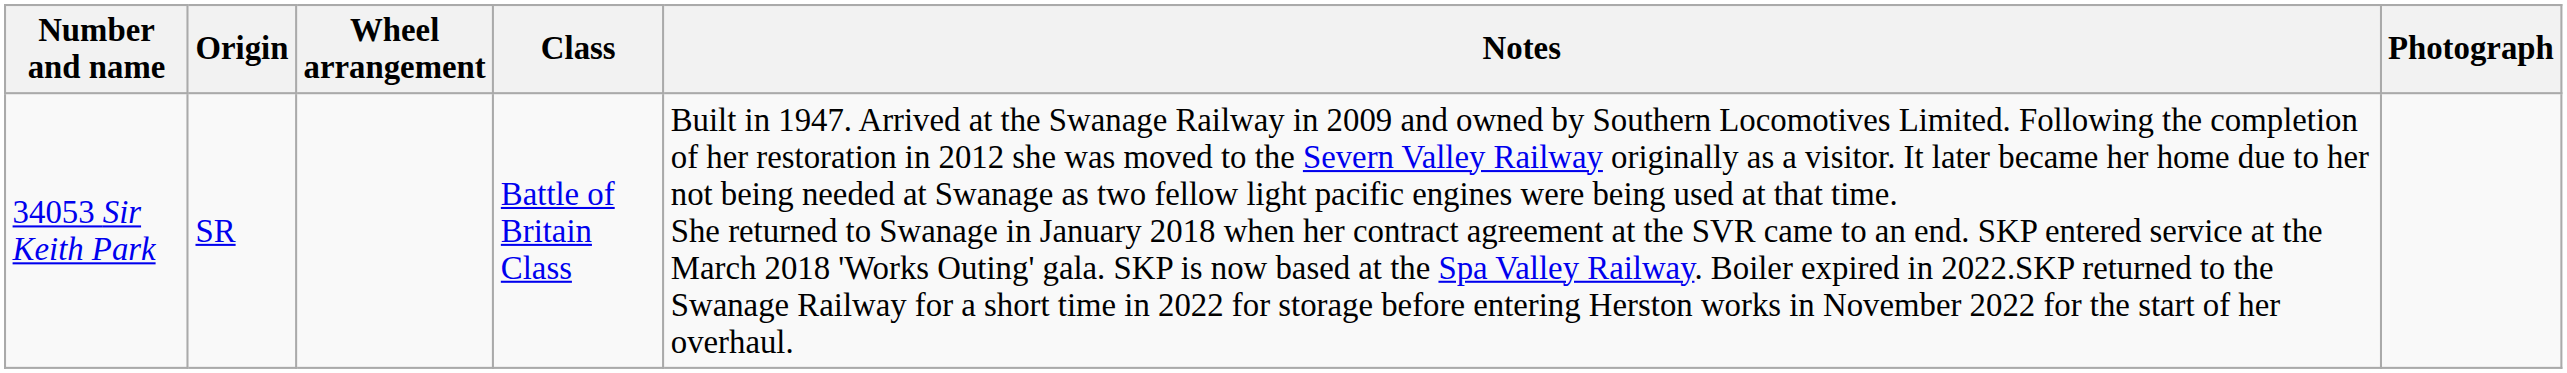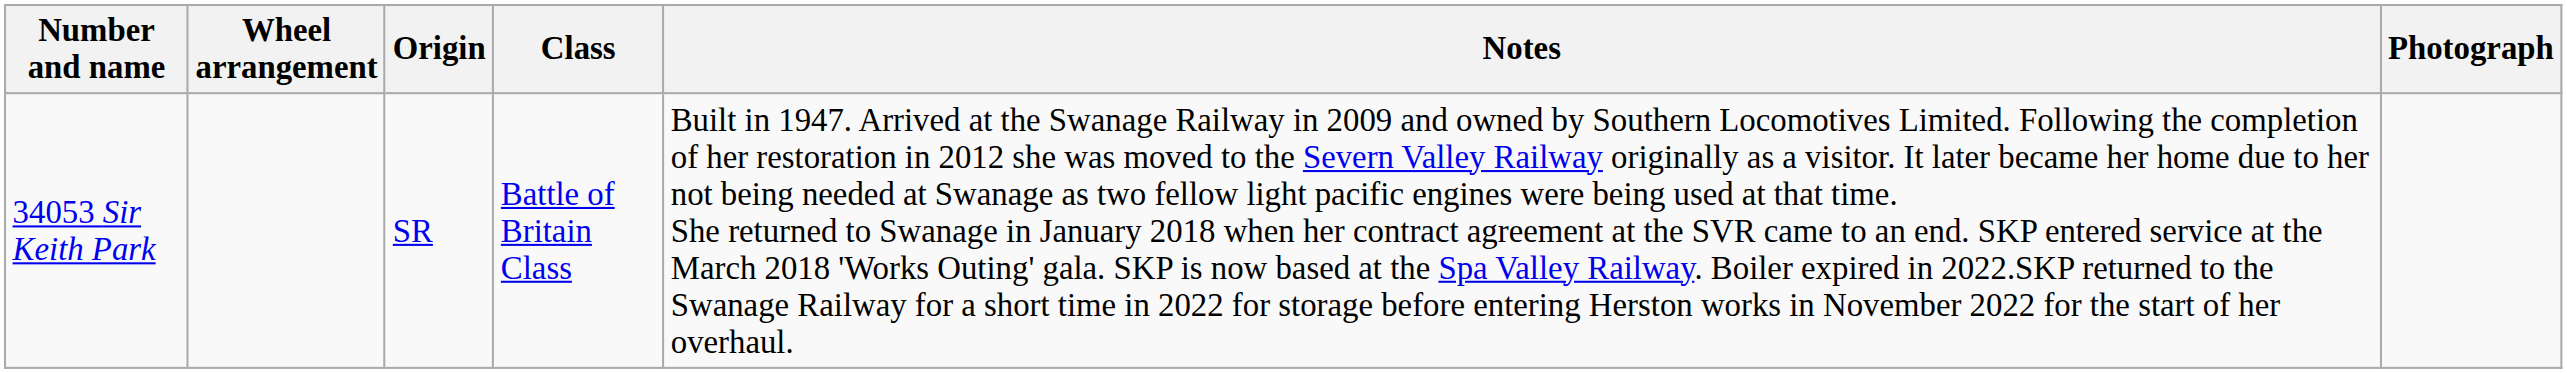columns swapped: (242, 48) <-> (395, 48)
